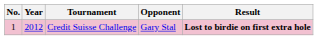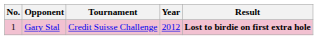columns swapped: (34, 12) <-> (160, 12)
